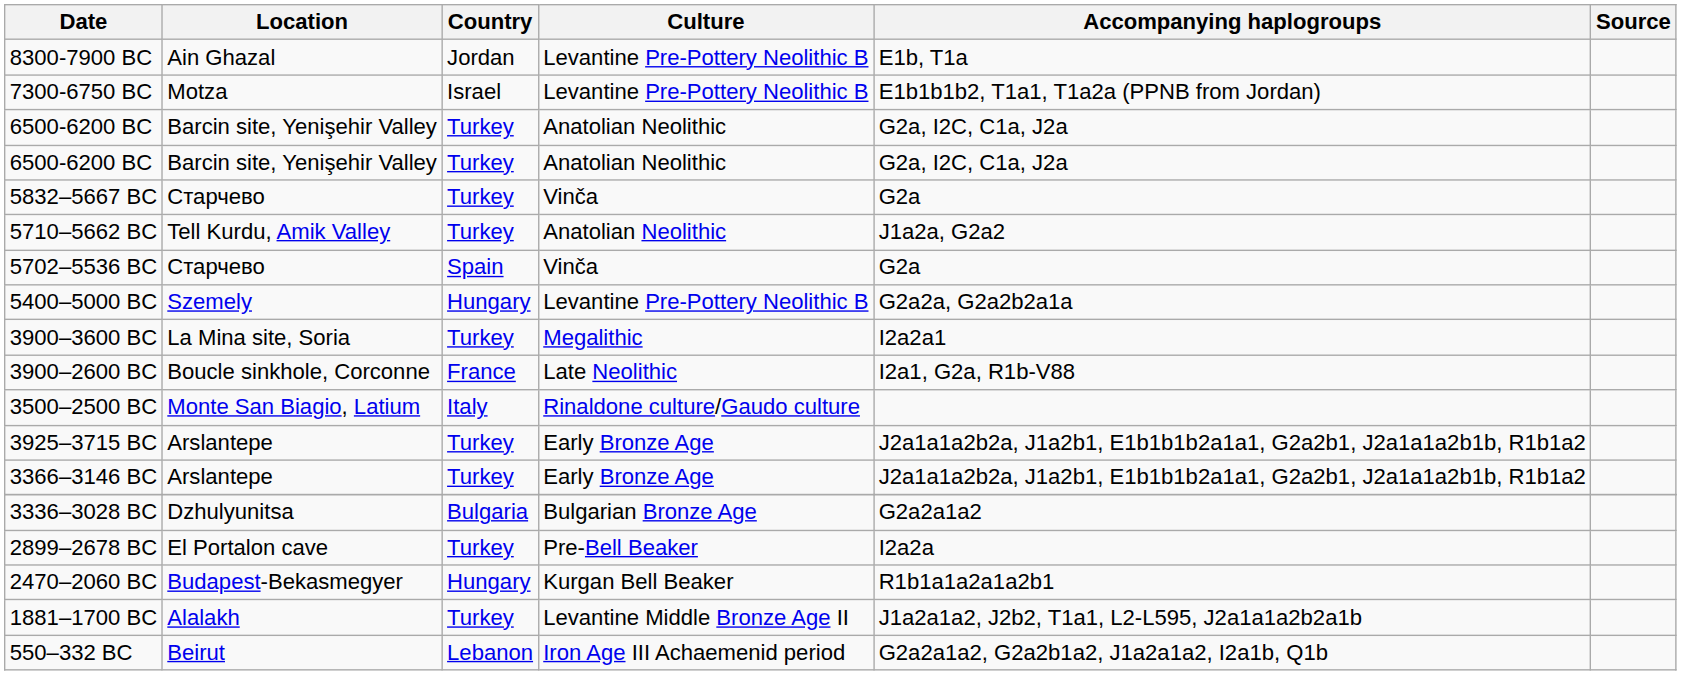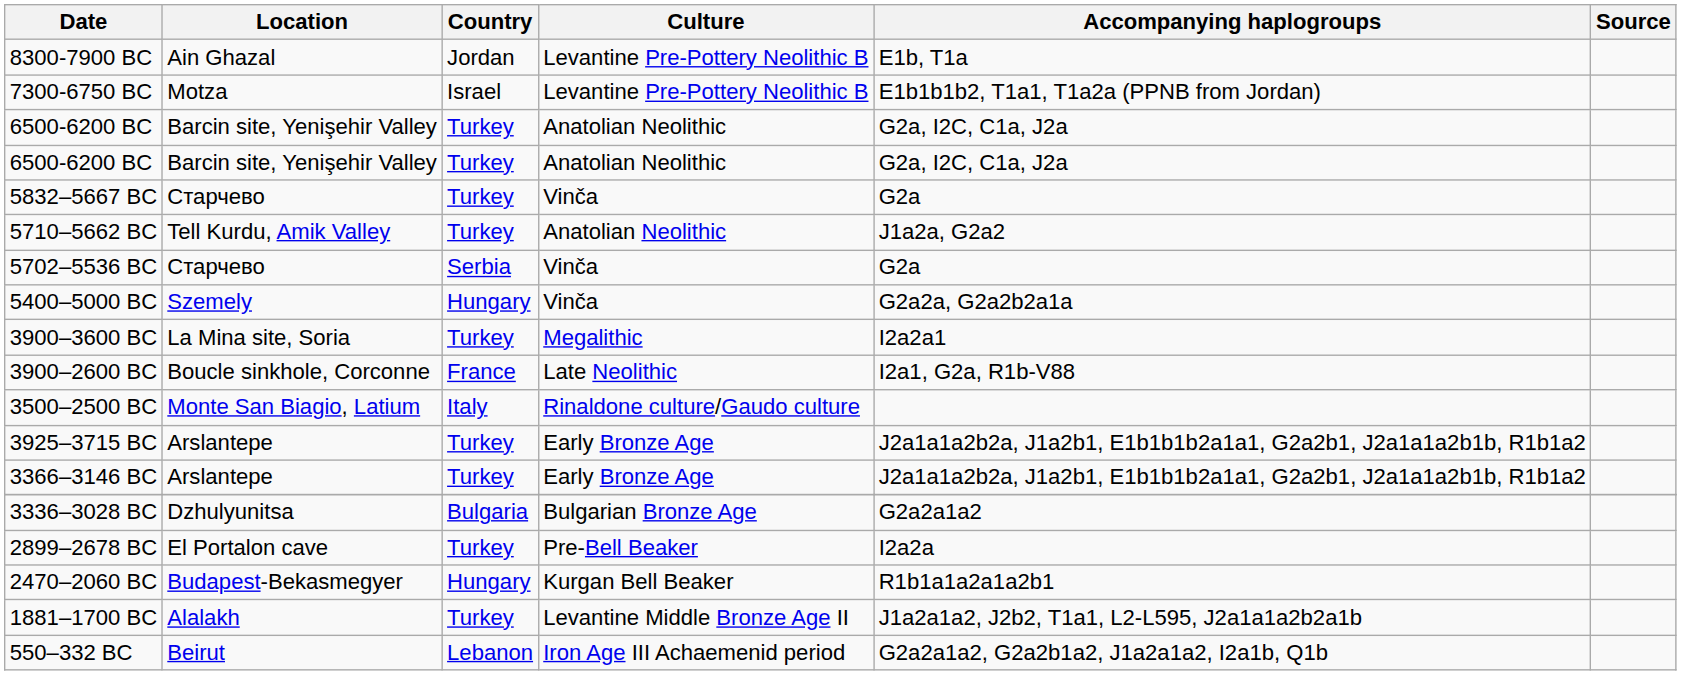(475, 267) Spain -> (479, 267) Serbia
(706, 302) Levantine Pre-Pottery Neolithic B -> (571, 302) Vinča
